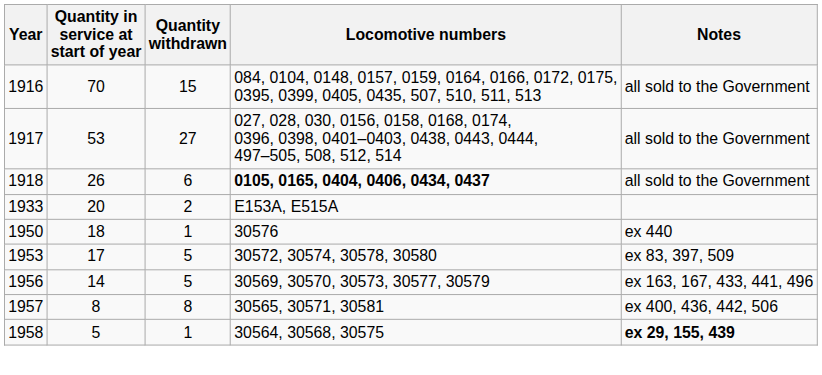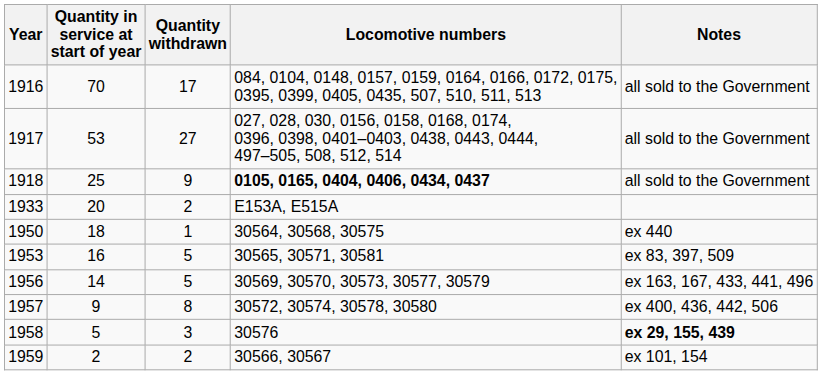(188, 86) 15 -> (188, 86) 17
(96, 181) 26 -> (96, 181) 25
(188, 181) 6 -> (188, 181) 9
(256, 231) 30576 -> (309, 231) 30564, 30568, 30575
(96, 256) 17 -> (96, 256) 16
(336, 256) 30572, 30574, 30578, 30580 -> (309, 256) 30565, 30571, 30581
(96, 307) 8 -> (96, 307) 9
(309, 307) 30565, 30571, 30581 -> (336, 307) 30572, 30574, 30578, 30580
(188, 332) 1 -> (188, 332) 3
(309, 332) 30564, 30568, 30575 -> (256, 332) 30576
+ row: (26, 357)
